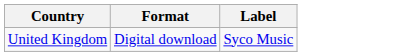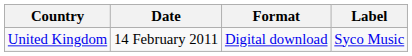+ column: (166, 16)
